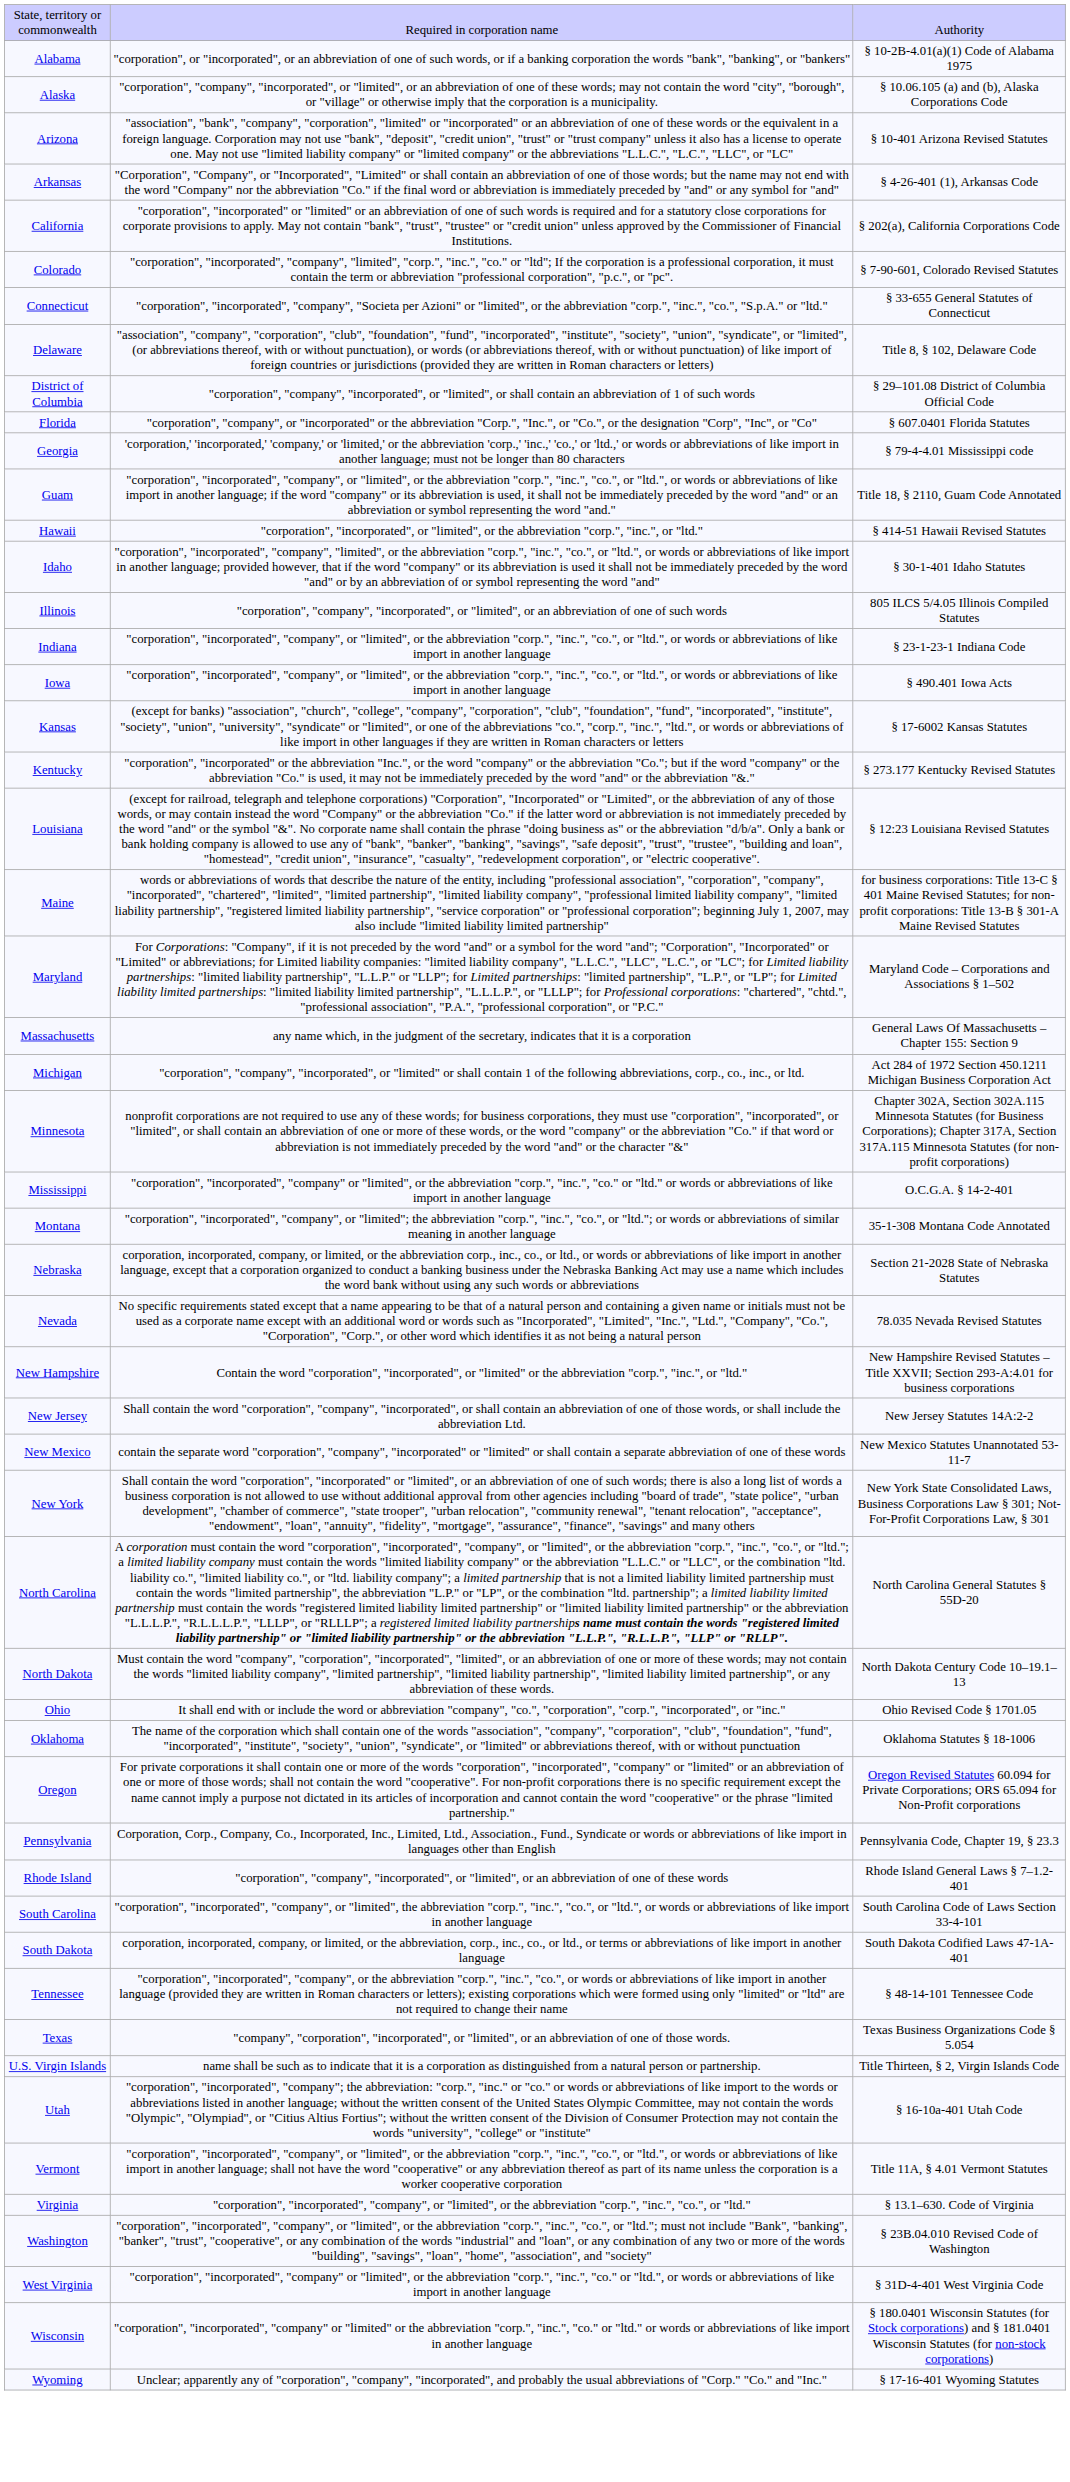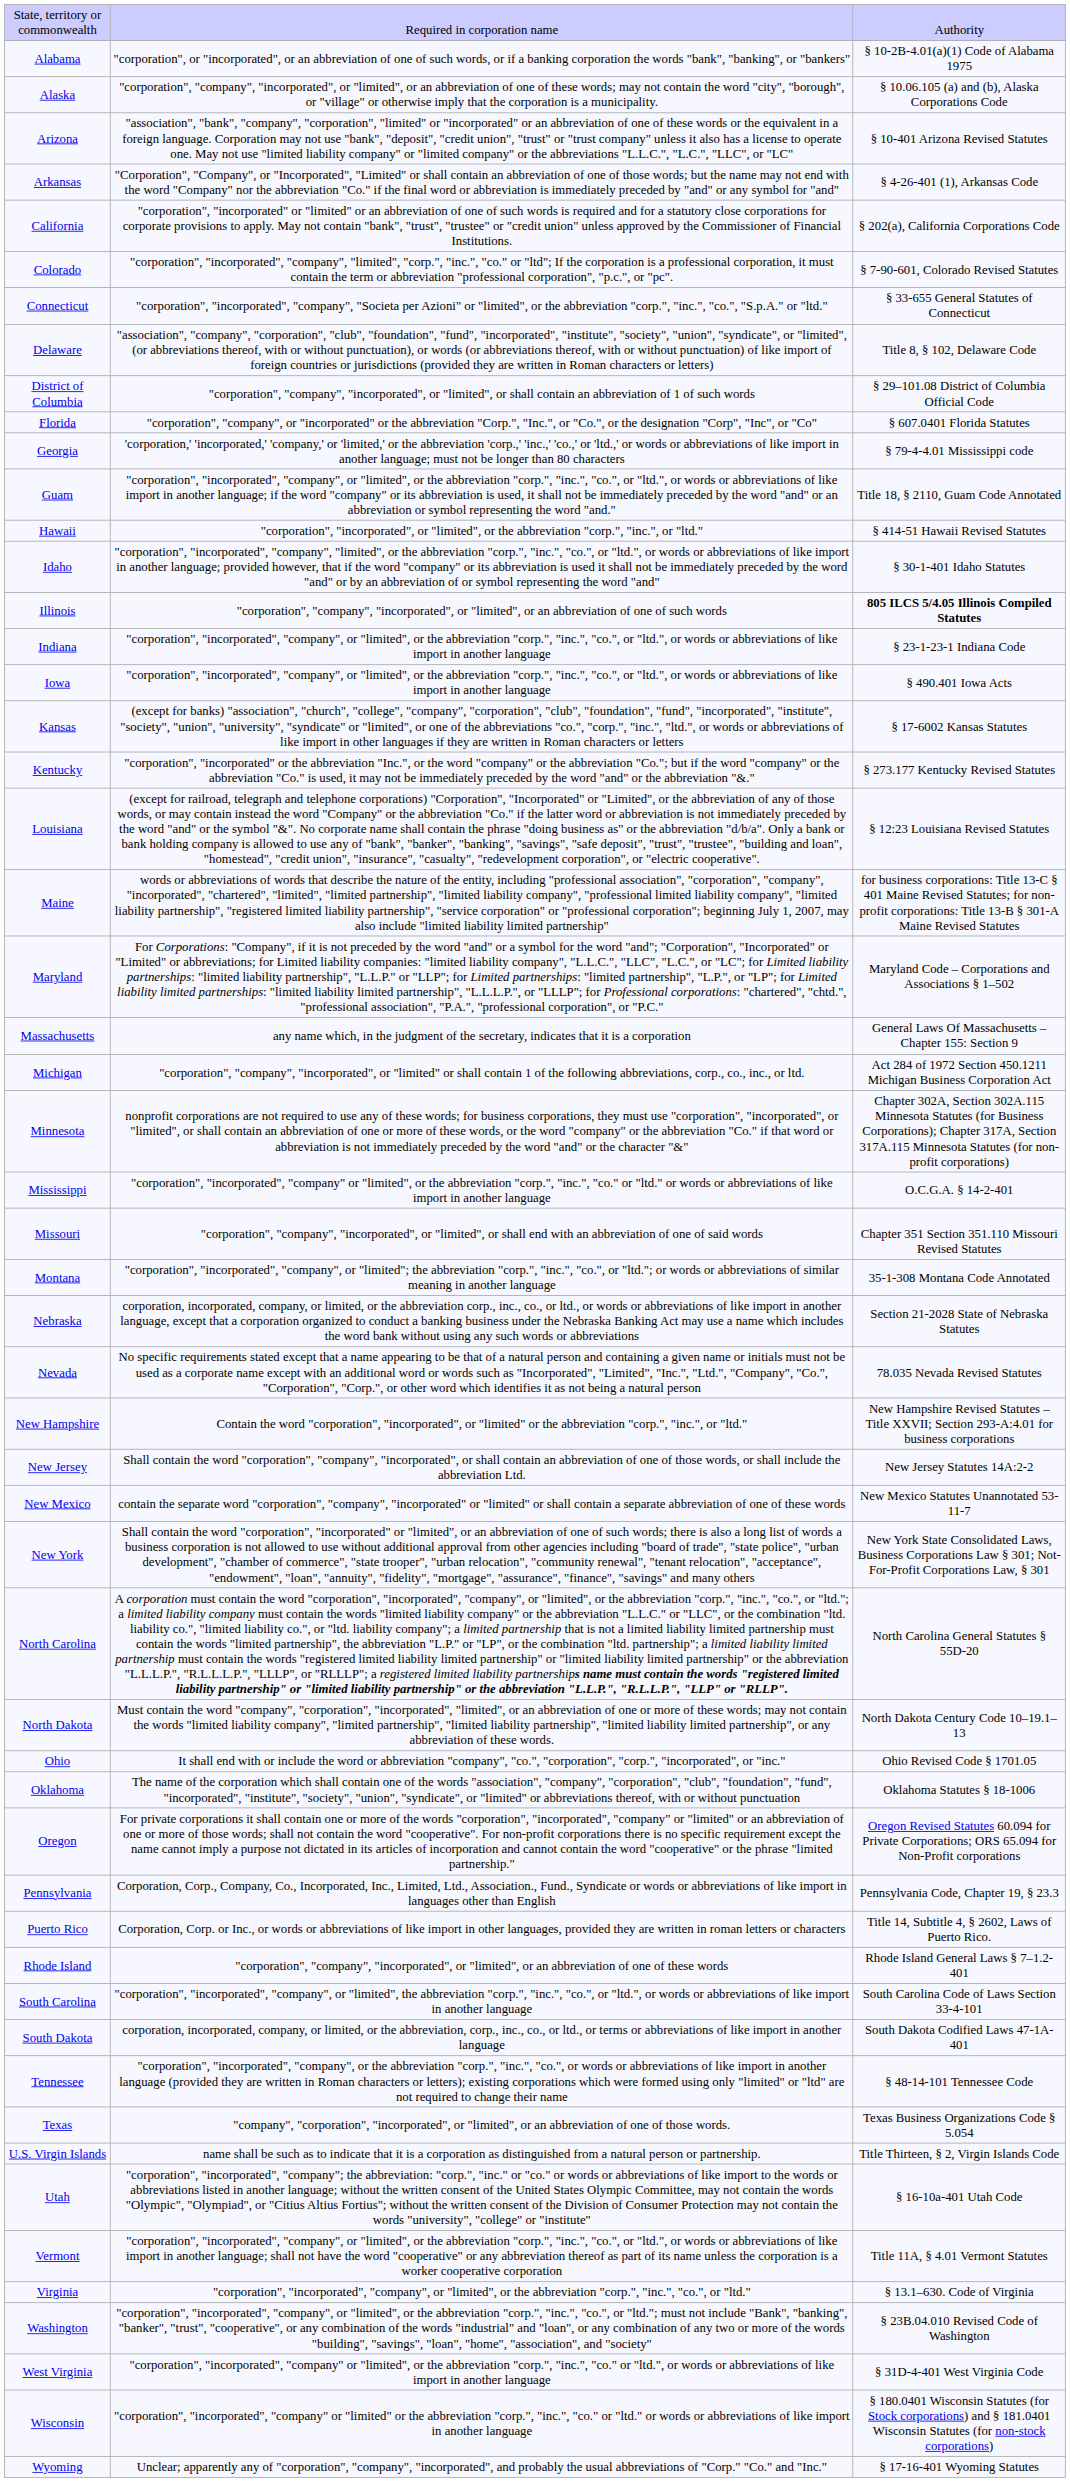(959, 610) normal -> (959, 610) bold
+ row: (57, 1233)
+ row: (57, 1929)
